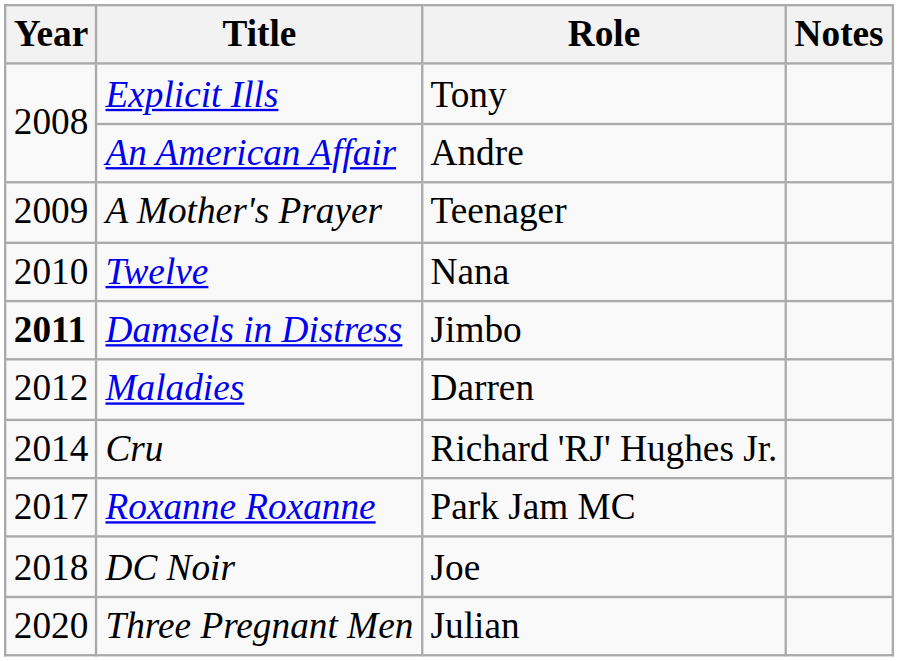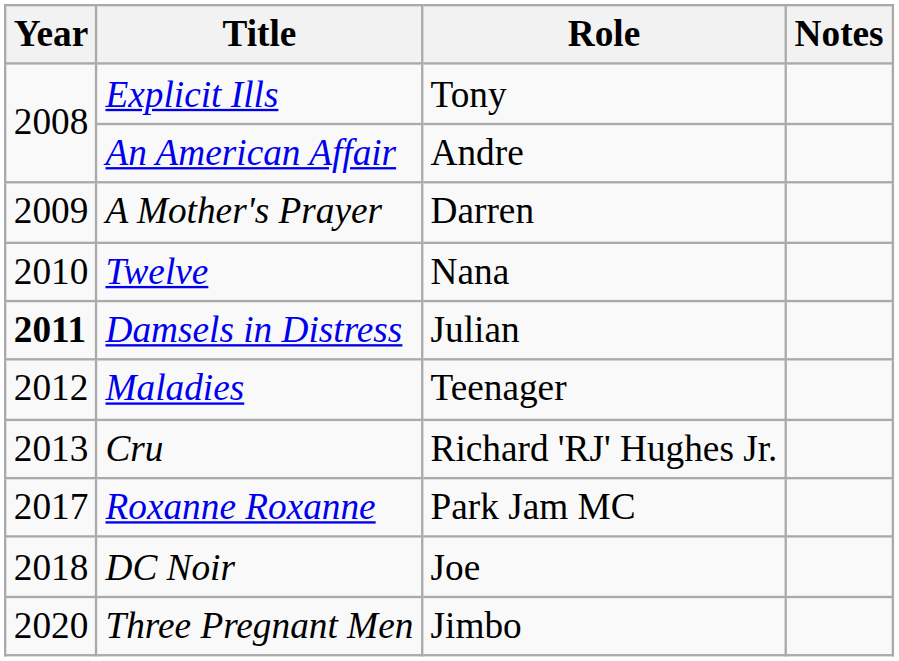(499, 211) Teenager -> (482, 211) Darren
(476, 329) Jimbo -> (475, 329) Julian
(482, 388) Darren -> (499, 388) Teenager
(51, 447) 2014 -> (51, 447) 2013
(475, 625) Julian -> (476, 625) Jimbo
